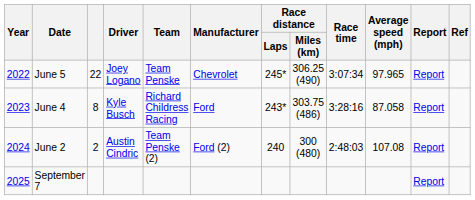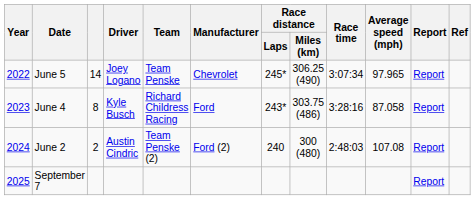(96, 74) 22 -> (96, 74) 14
